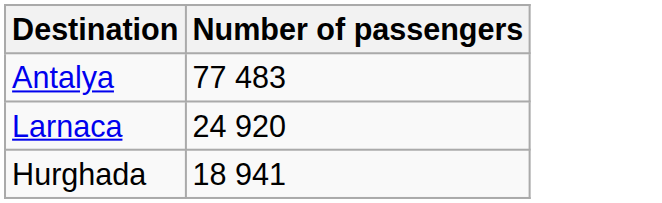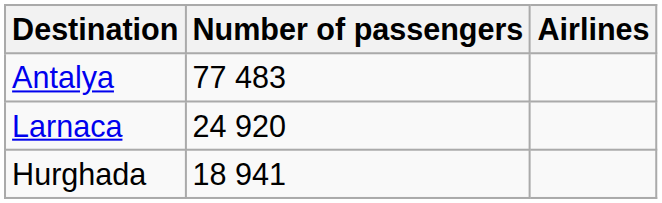+ column: (594, 29)
